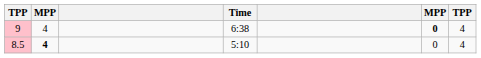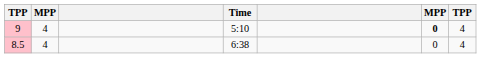(240, 28) 6:38 -> (240, 28) 5:10
(45, 45) bold -> (45, 45) normal
(240, 45) 5:10 -> (240, 45) 6:38
